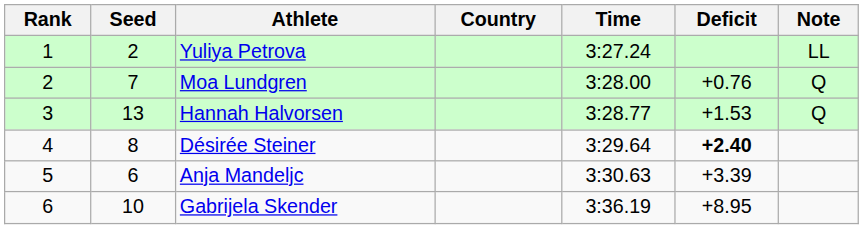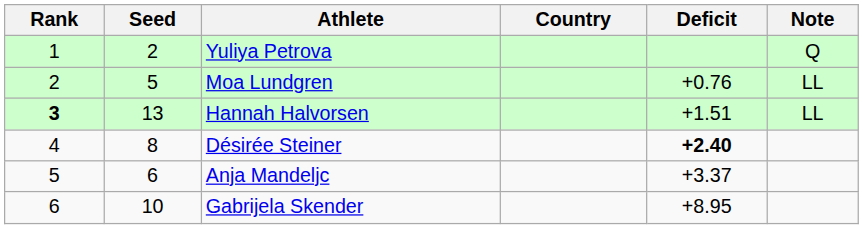- column: (618, 20)
(819, 51) LL -> (813, 51) Q
(133, 82) 7 -> (153, 82) 5
(819, 82) Q -> (813, 82) LL
(48, 113) normal -> (54, 113) bold
(727, 113) +1.53 -> (707, 113) +1.51
(819, 113) Q -> (813, 113) LL
(727, 176) +3.39 -> (707, 176) +3.37
